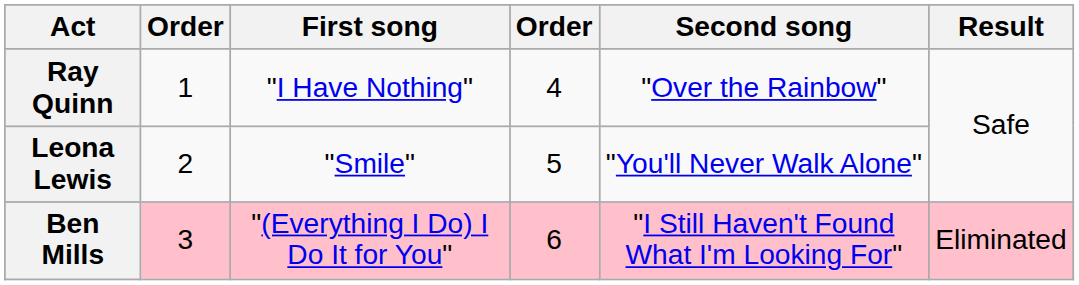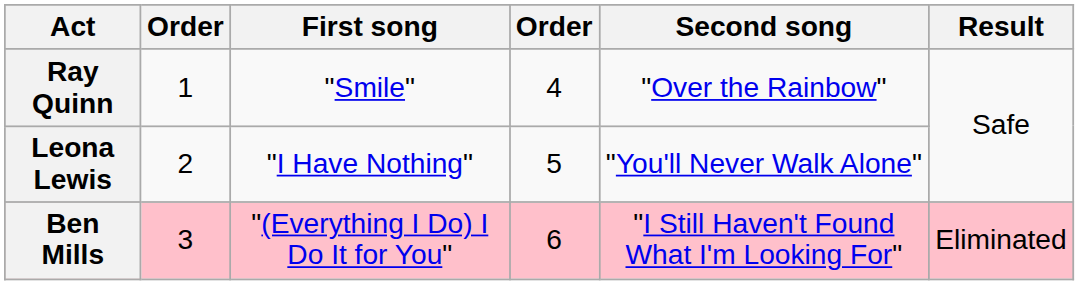(370, 87) "I Have Nothing" -> (370, 87) "Smile"
(370, 163) "Smile" -> (370, 163) "I Have Nothing"
